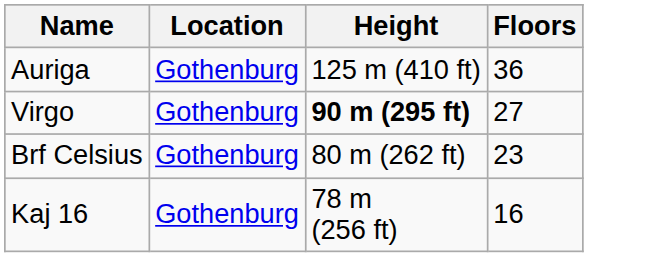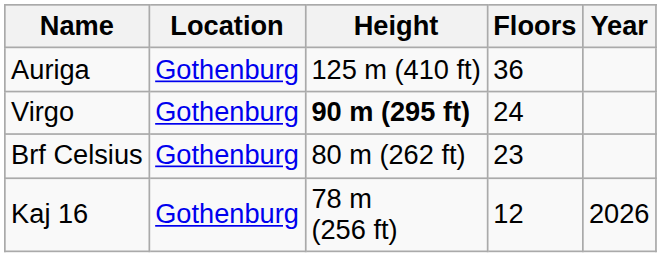+ column: (619, 26)
(508, 112) 27 -> (508, 112) 24
(508, 213) 16 -> (508, 213) 12
